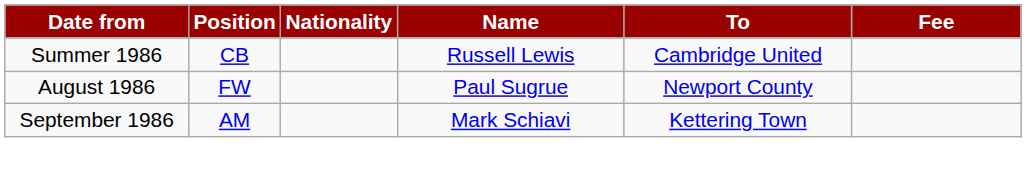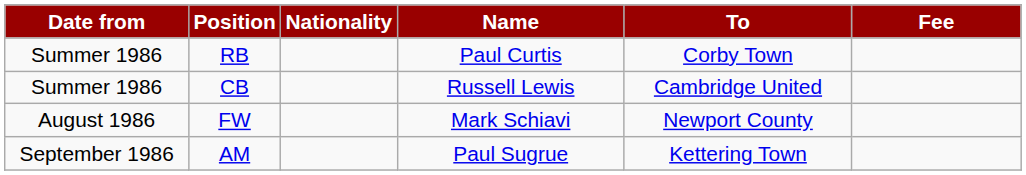+ row: (235, 55)
(511, 88) Paul Sugrue -> (511, 121) Mark Schiavi
(511, 121) Mark Schiavi -> (511, 154) Paul Sugrue
